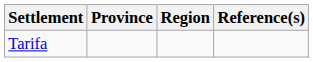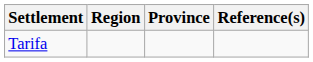columns swapped: (122, 17) <-> (185, 17)
